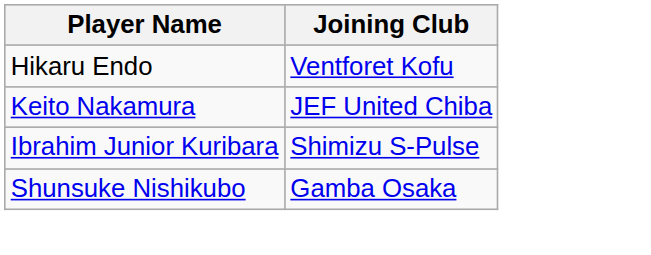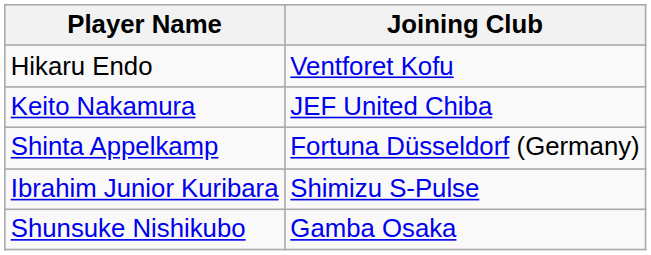+ row: (115, 147)
